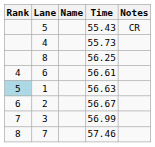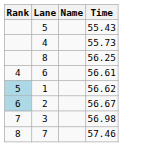- column: (134, 12)
(102, 88) 56.63 -> (102, 88) 56.62
(18, 104) no background -> (18, 104) lightblue background
(102, 119) 56.99 -> (102, 119) 56.98
